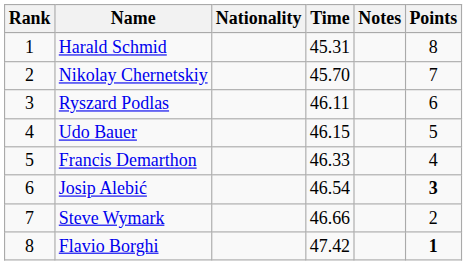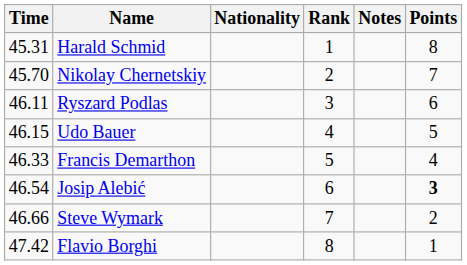columns swapped: (30, 18) <-> (330, 18)
(433, 246) bold -> (433, 246) normal
